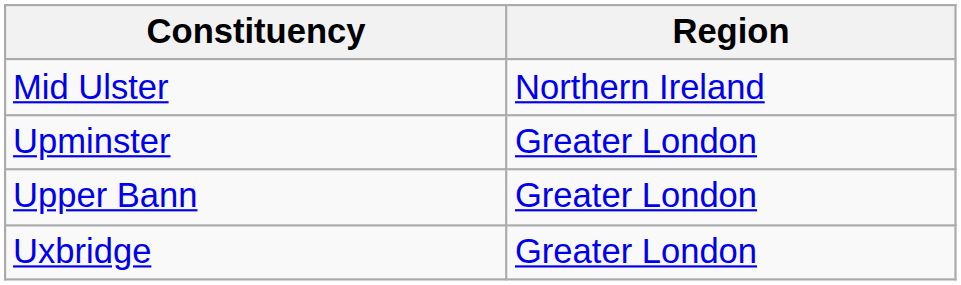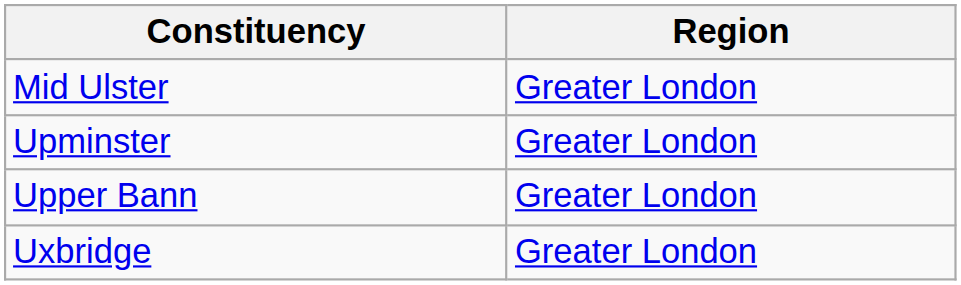(640, 86) Northern Ireland -> (636, 86) Greater London
